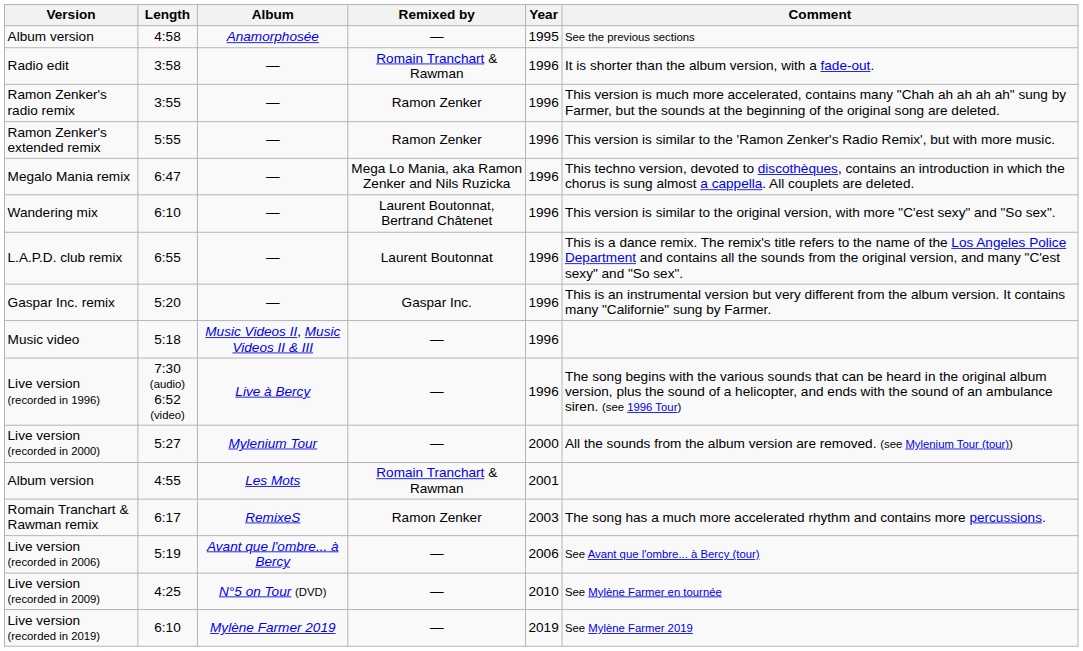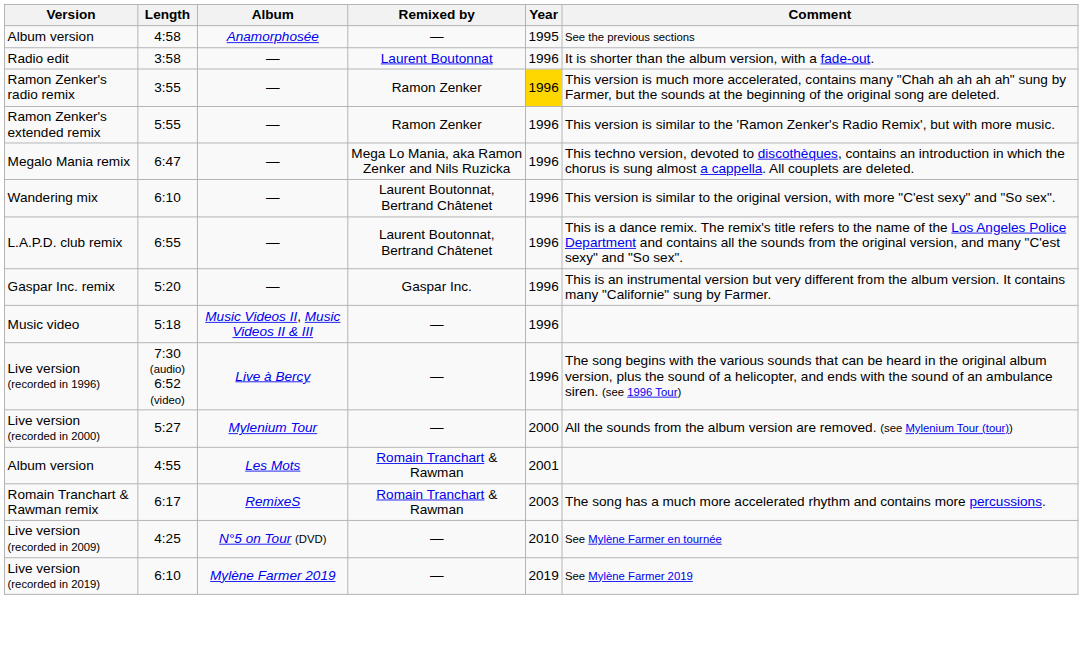(437, 66) Romain Tranchart & Rawman -> (437, 58) Laurent Boutonnat
(544, 102) no background -> (544, 87) gold background
(437, 258) Laurent Boutonnat -> (437, 242) Laurent Boutonnat, Bertrand Châtenet
(437, 517) Ramon Zenker -> (437, 502) Romain Tranchart & Rawman
- row: (54, 554)
